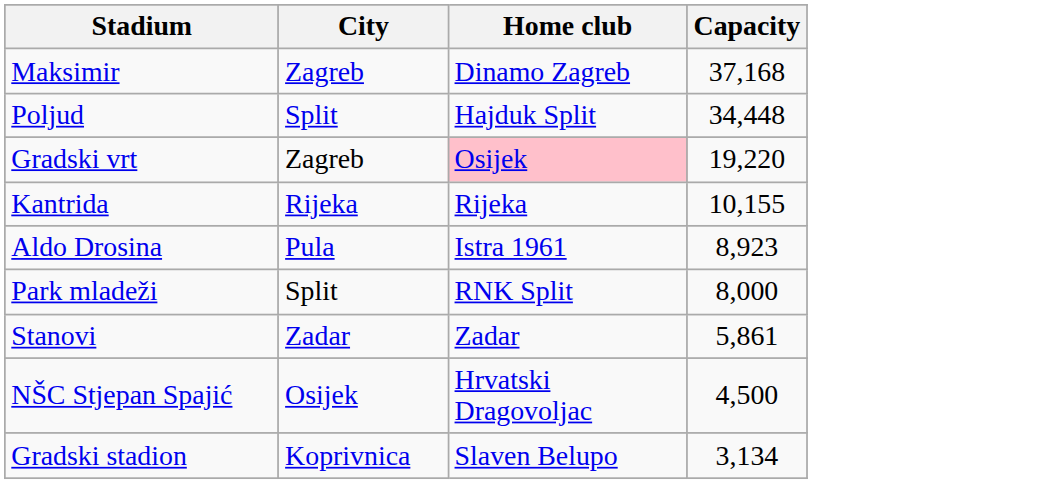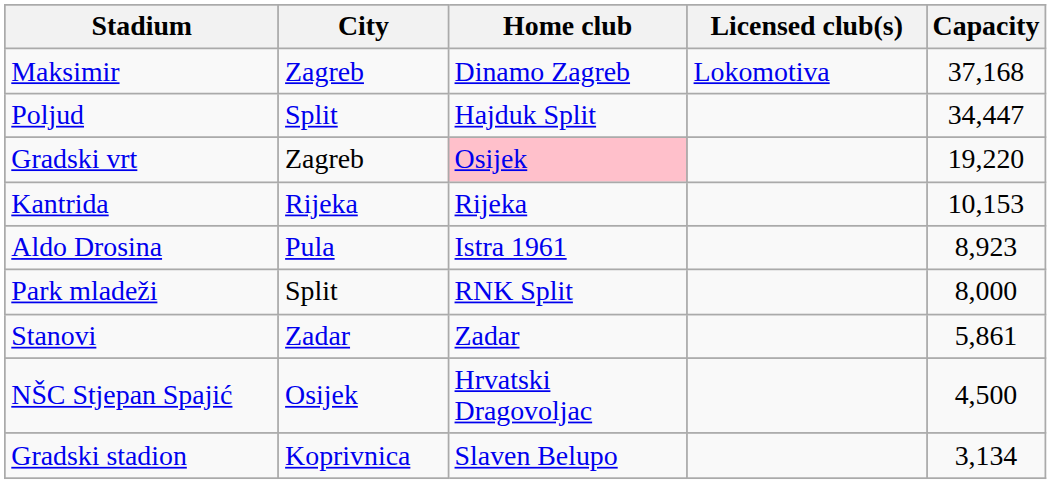+ column: (807, 26)
(747, 114) 34,448 -> (986, 114) 34,447
(747, 203) 10,155 -> (986, 203) 10,153
